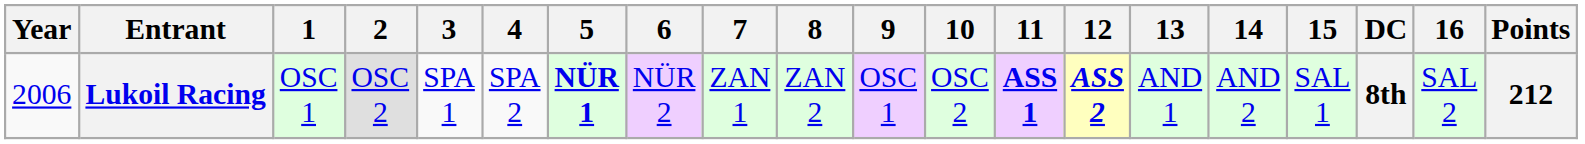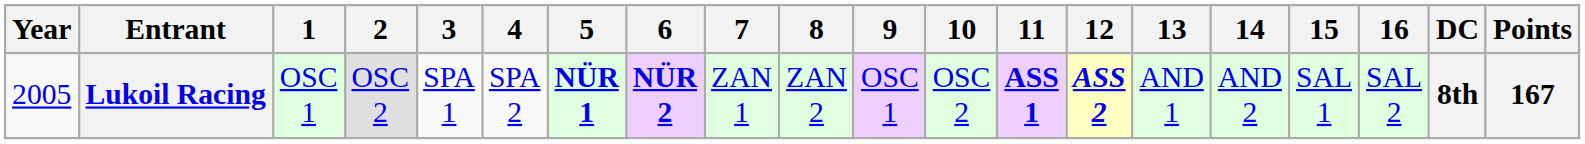columns swapped: (1449, 28) <-> (1386, 28)
(42, 94) 2006 -> (42, 94) 2005
(664, 94) normal -> (665, 94) bold
(1531, 94) 212 -> (1533, 94) 167
